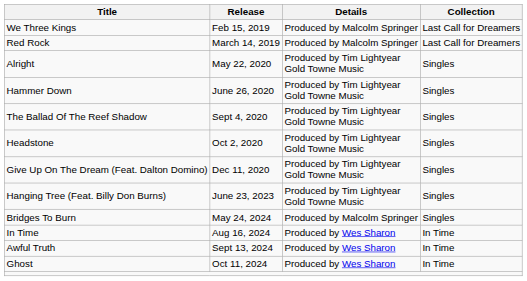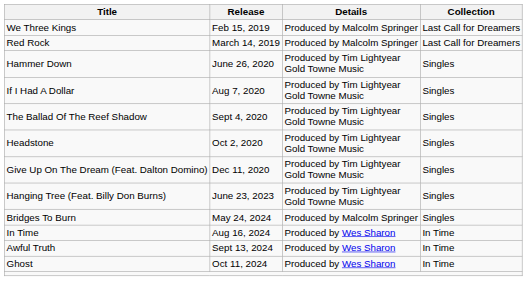- row: (20, 64)
+ row: (40, 90)
